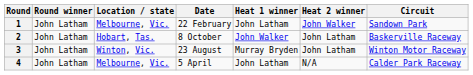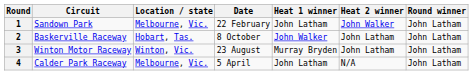columns swapped: (417, 11) <-> (63, 11)
